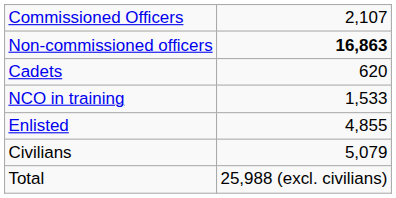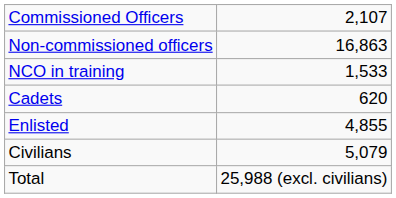(361, 44) bold -> (361, 44) normal
rows swapped: (35, 71) <-> (66, 98)
